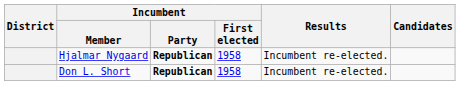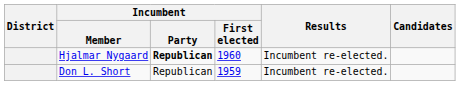(229, 56) 1958 -> (229, 56) 1960
(183, 72) bold -> (183, 72) normal
(229, 72) 1958 -> (229, 72) 1959
